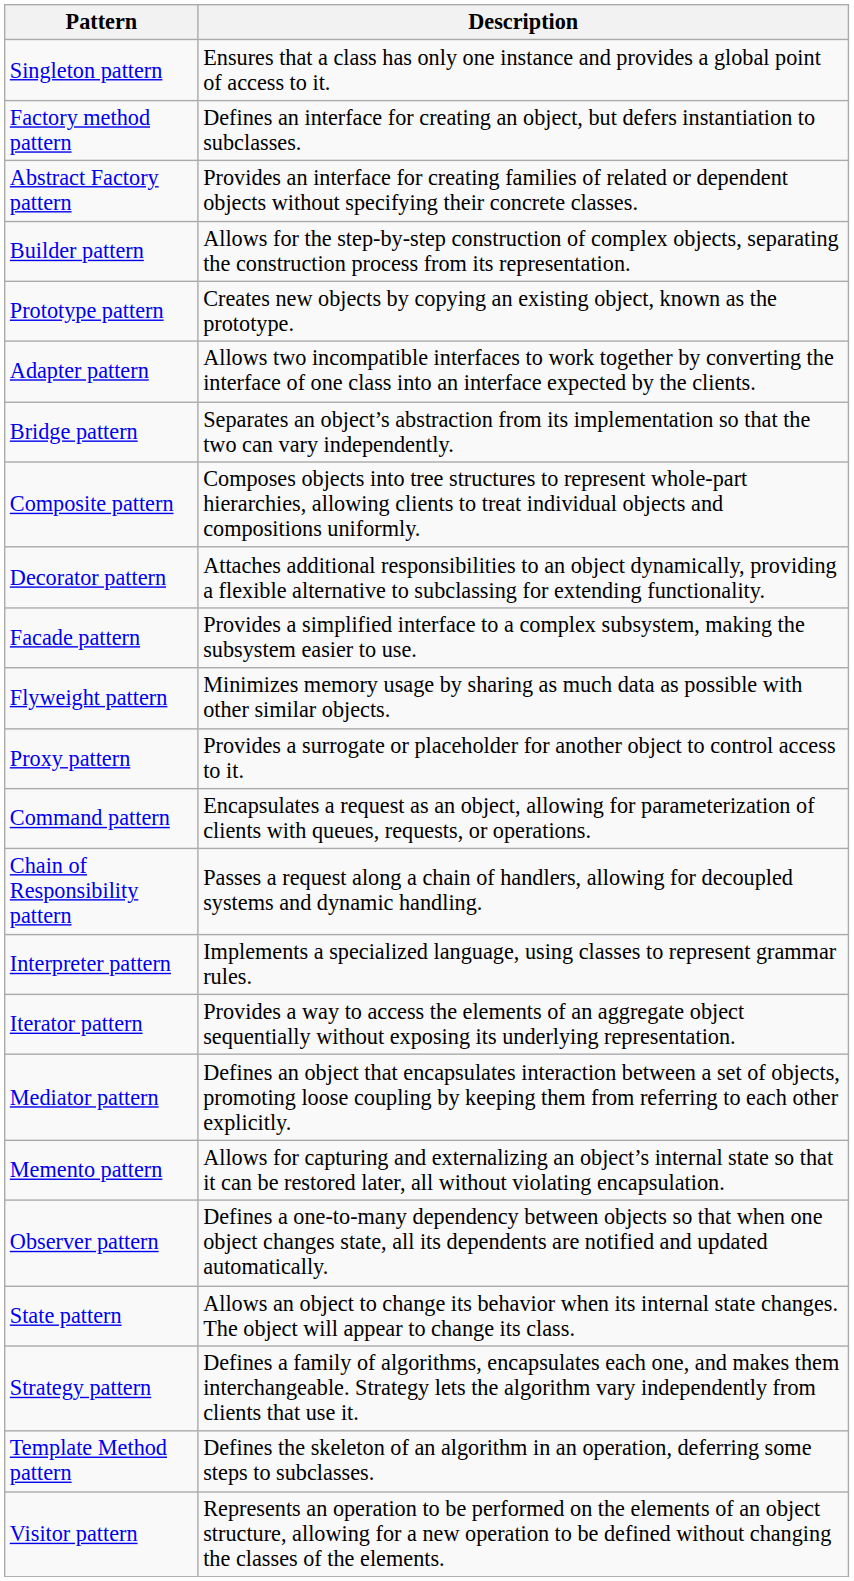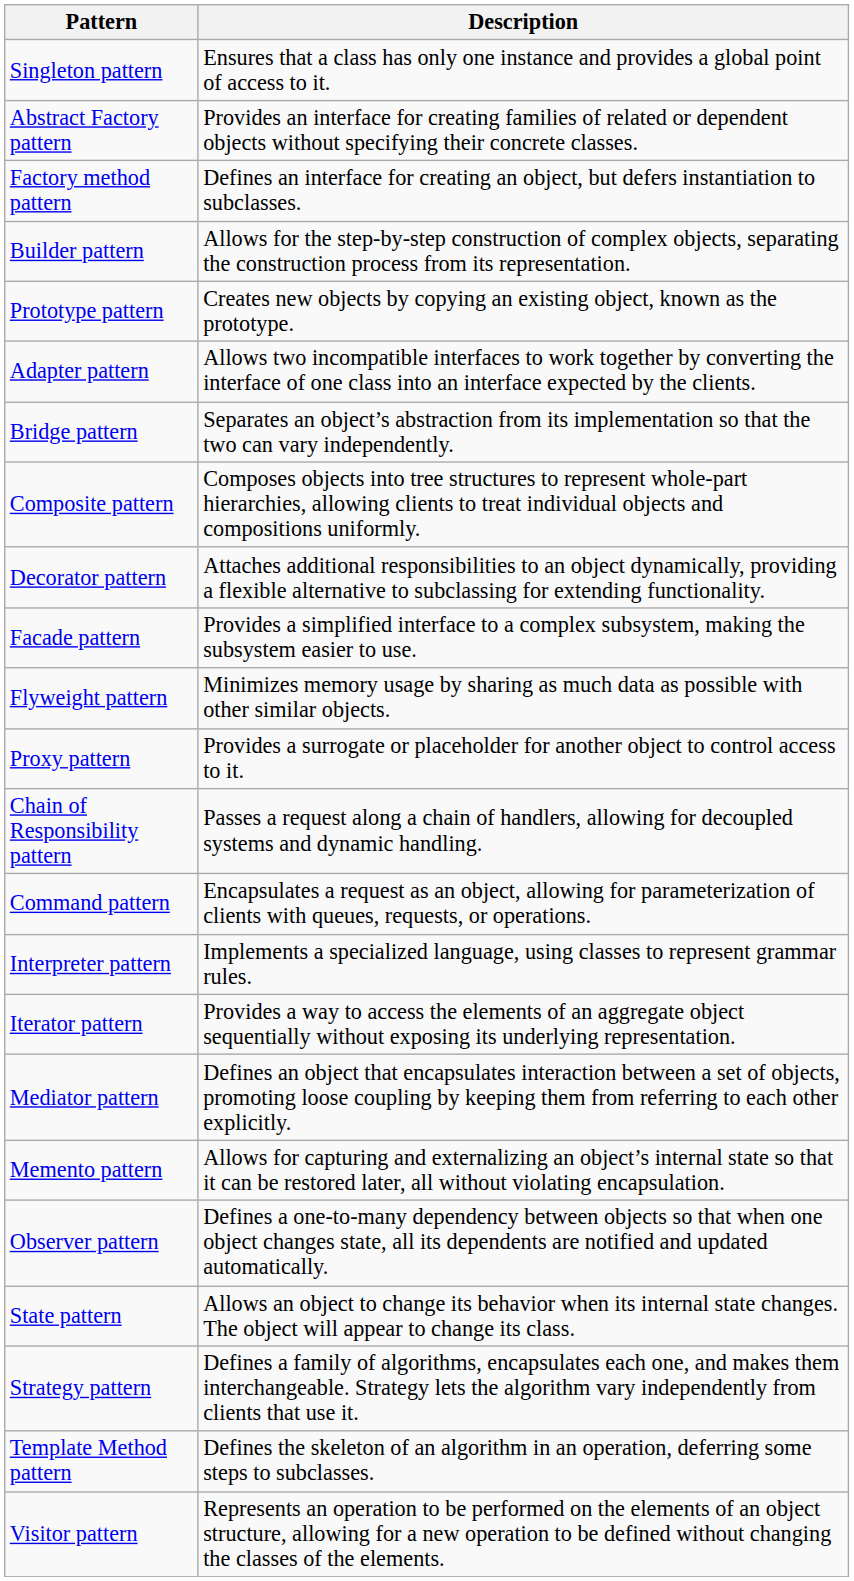rows swapped: (80, 130) <-> (84, 190)
rows swapped: (74, 891) <-> (90, 818)
